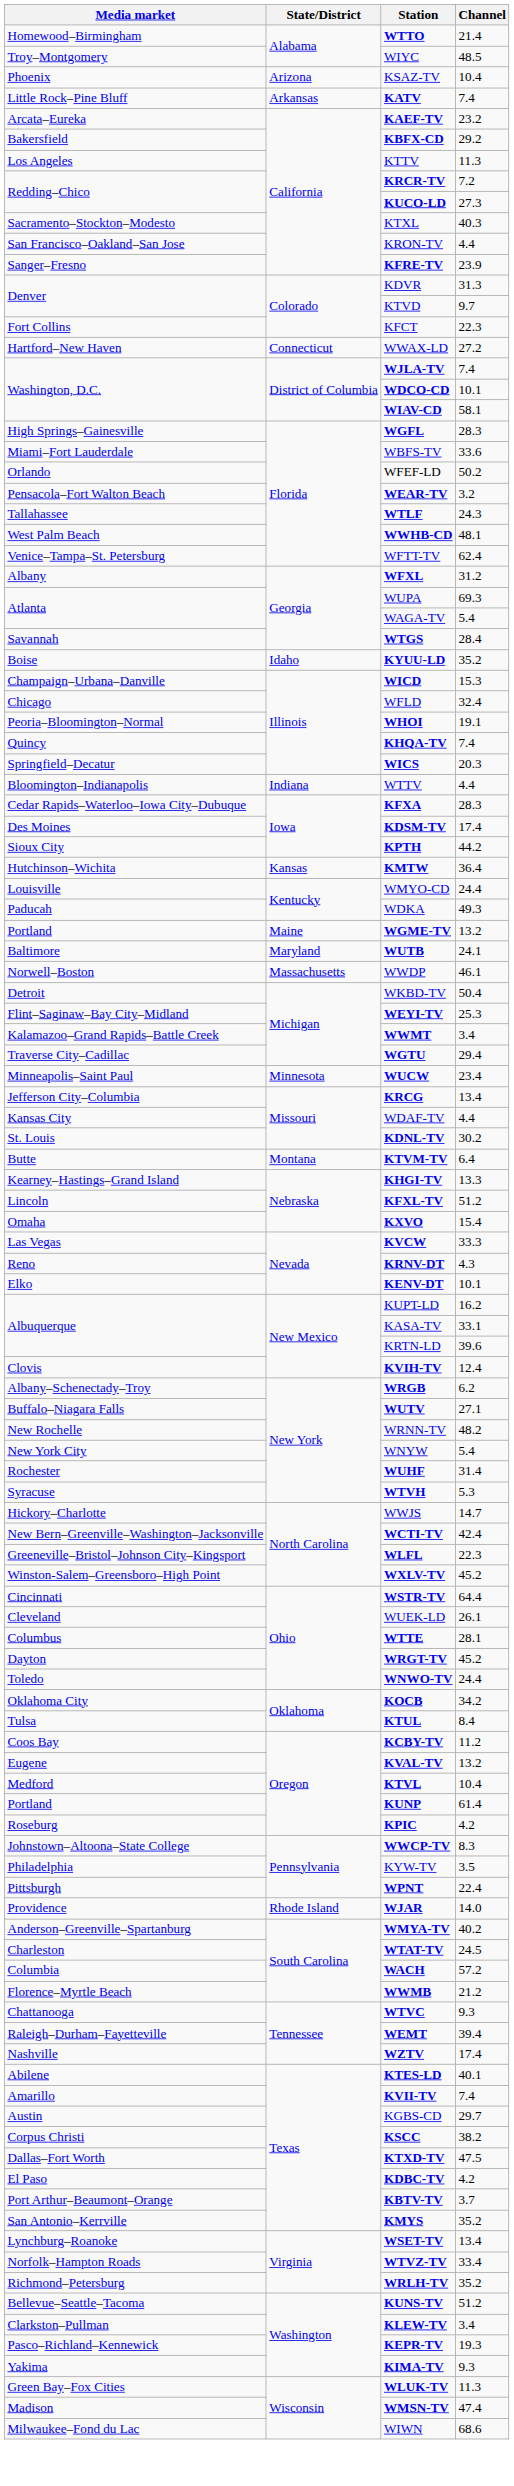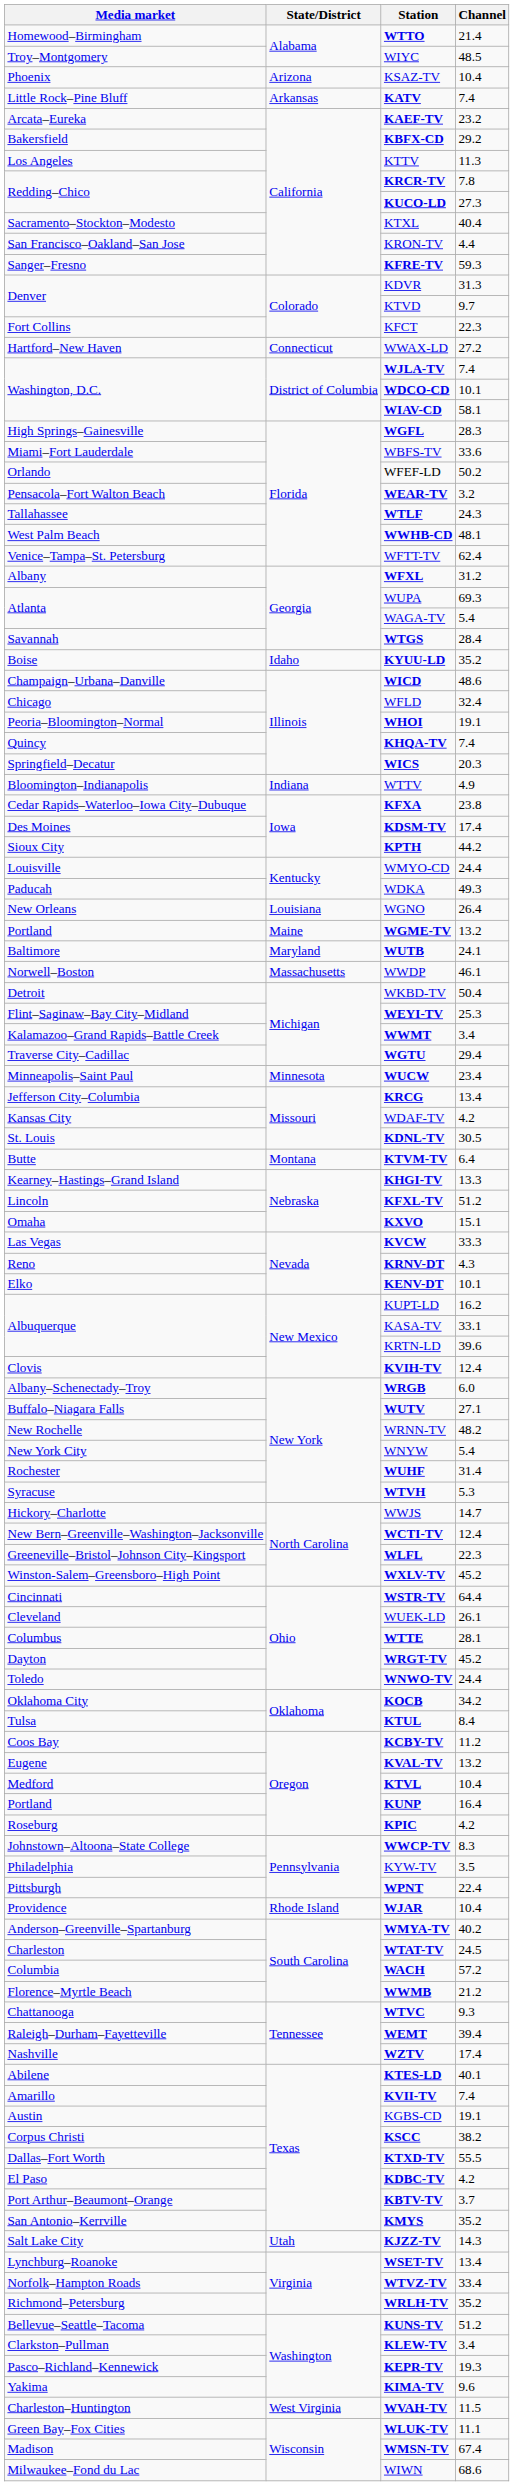(467, 181) 7.2 -> (467, 181) 7.8
(470, 222) 40.3 -> (470, 222) 40.4
(470, 264) 23.9 -> (470, 264) 59.3
(470, 680) 15.3 -> (470, 680) 48.6
(467, 784) 4.4 -> (467, 784) 4.9
(470, 805) 28.3 -> (470, 805) 23.8
- row: (406, 868)
+ row: (404, 909)
(467, 1117) 4.4 -> (467, 1117) 4.2
(470, 1138) 30.2 -> (470, 1138) 30.5
(470, 1221) 15.4 -> (470, 1221) 15.1
(467, 1388) 6.2 -> (467, 1388) 6.0
(470, 1533) 42.4 -> (470, 1533) 12.4
(470, 1804) 61.4 -> (470, 1804) 16.4
(470, 1908) 14.0 -> (470, 1908) 10.4
(470, 2116) 29.7 -> (470, 2116) 19.1
(470, 2158) 47.5 -> (470, 2158) 55.5
+ row: (412, 2241)
(467, 2366) 9.3 -> (467, 2386) 9.6
+ row: (416, 2407)
(470, 2386) 11.3 -> (470, 2428) 11.1
(470, 2407) 47.4 -> (470, 2449) 67.4
